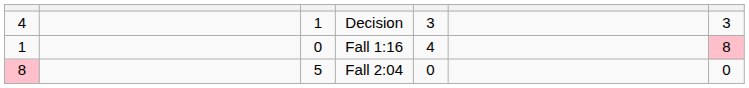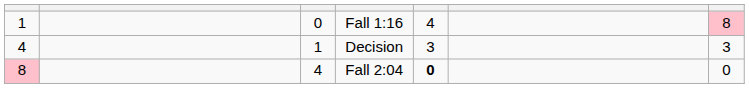rows swapped: (374, 23) <-> (374, 47)
(318, 71) 5 -> (318, 71) 4
(430, 71) normal -> (430, 71) bold
